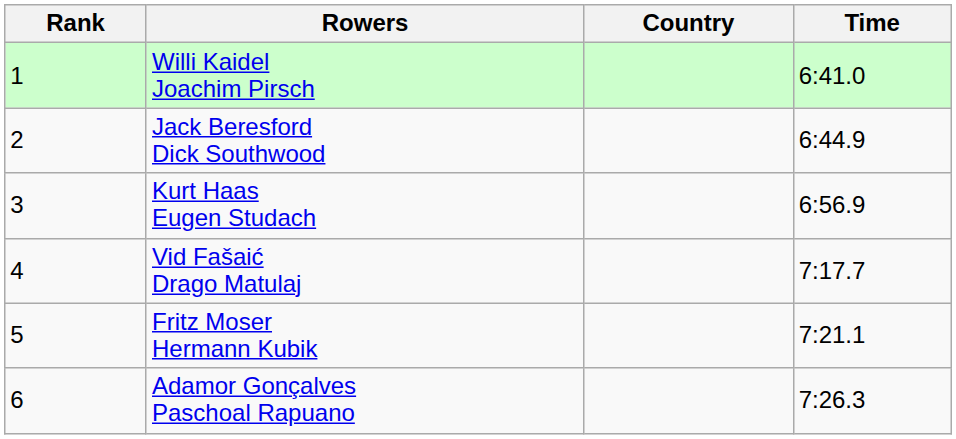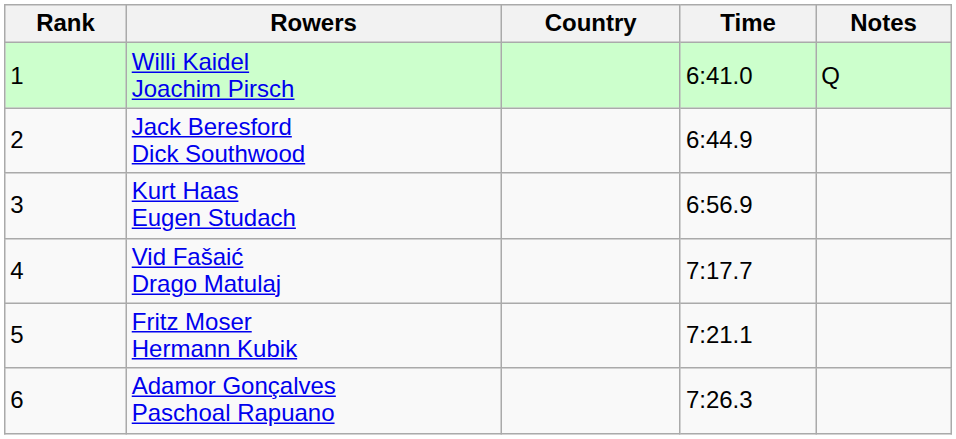+ column: (884, 23)
